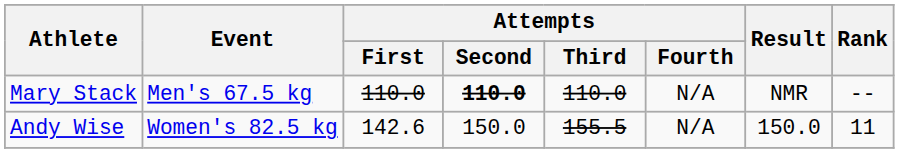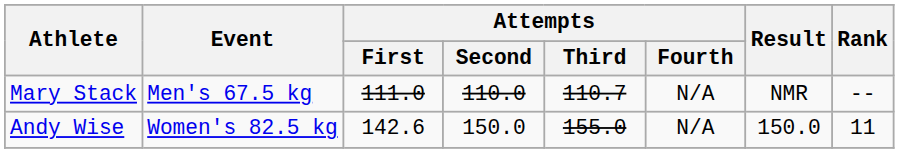(393, 94) 110.0 -> (393, 94) 111.0
(494, 94) bold -> (494, 94) normal
(595, 94) 110.0 -> (595, 94) 110.7
(595, 129) 155.5 -> (595, 129) 155.0
